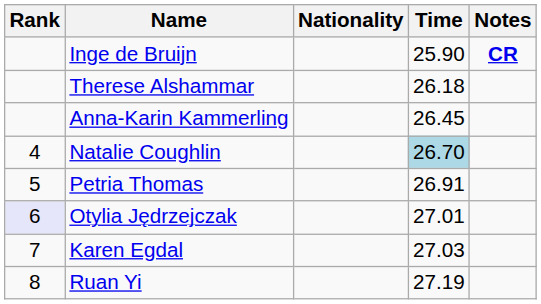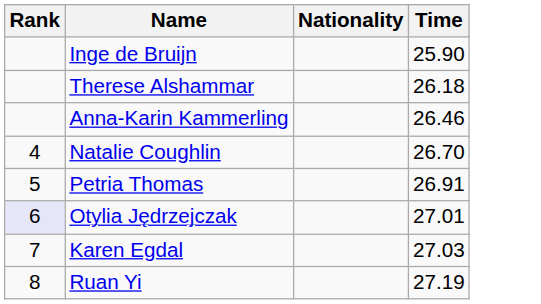- column: (503, 20)
(439, 119) 26.45 -> (439, 119) 26.46
(439, 151) lightblue background -> (439, 151) no background
